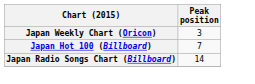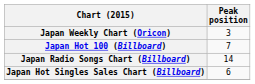+ row: (106, 73)
